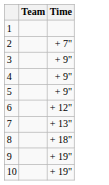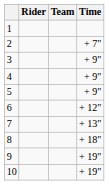+ column: (34, 12)
